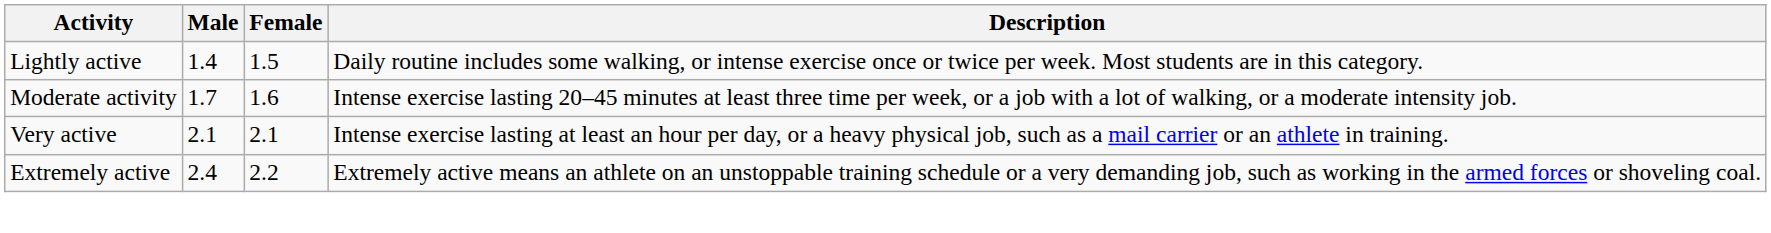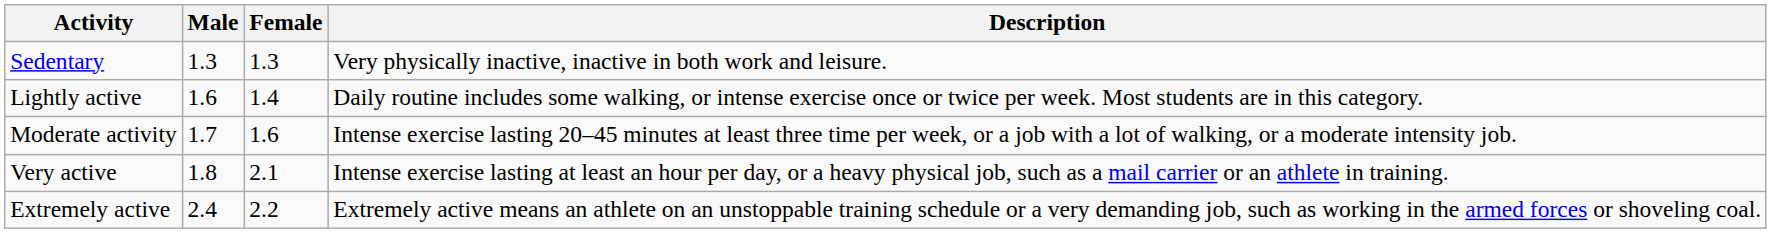+ row: (57, 60)
(202, 60) 1.4 -> (202, 97) 1.6
(264, 60) 1.5 -> (264, 97) 1.4
(202, 135) 2.1 -> (202, 172) 1.8
